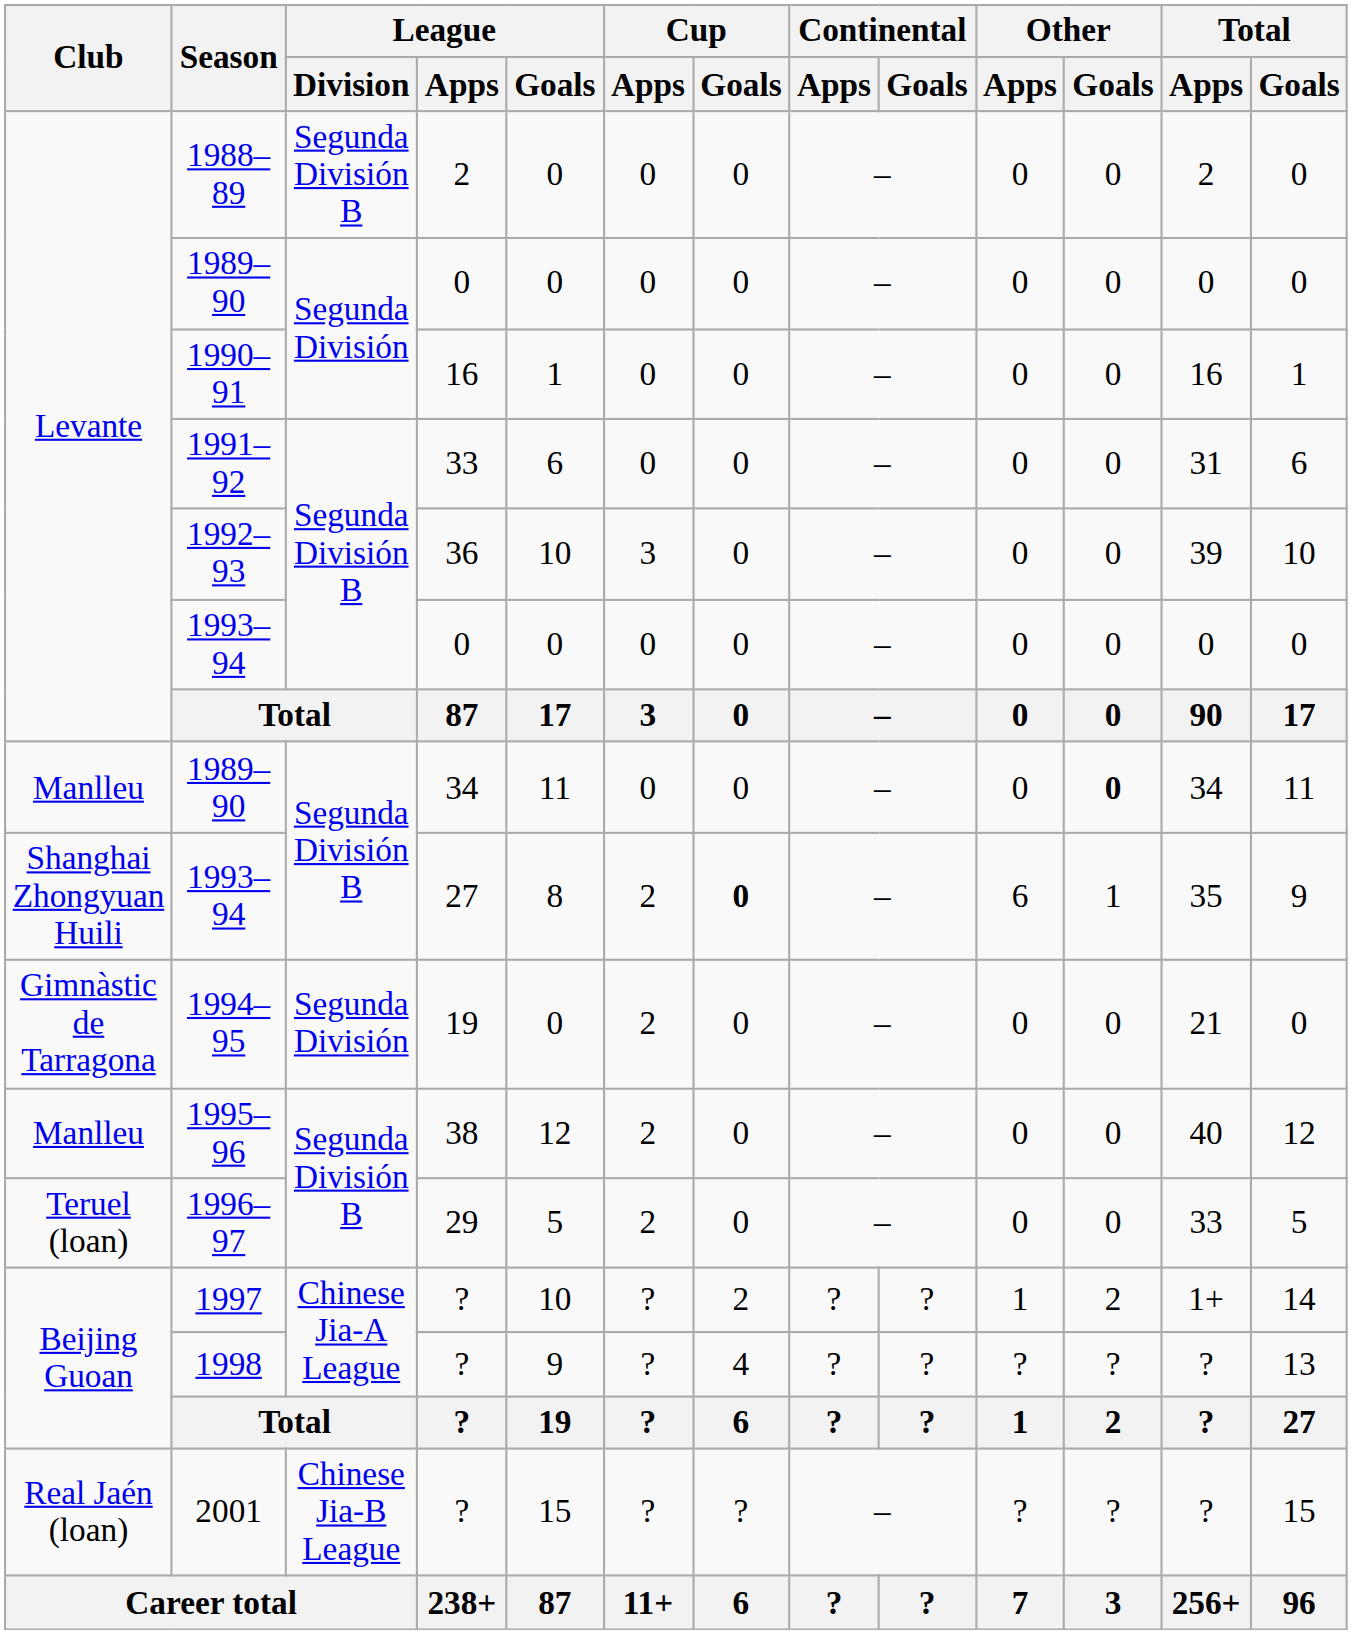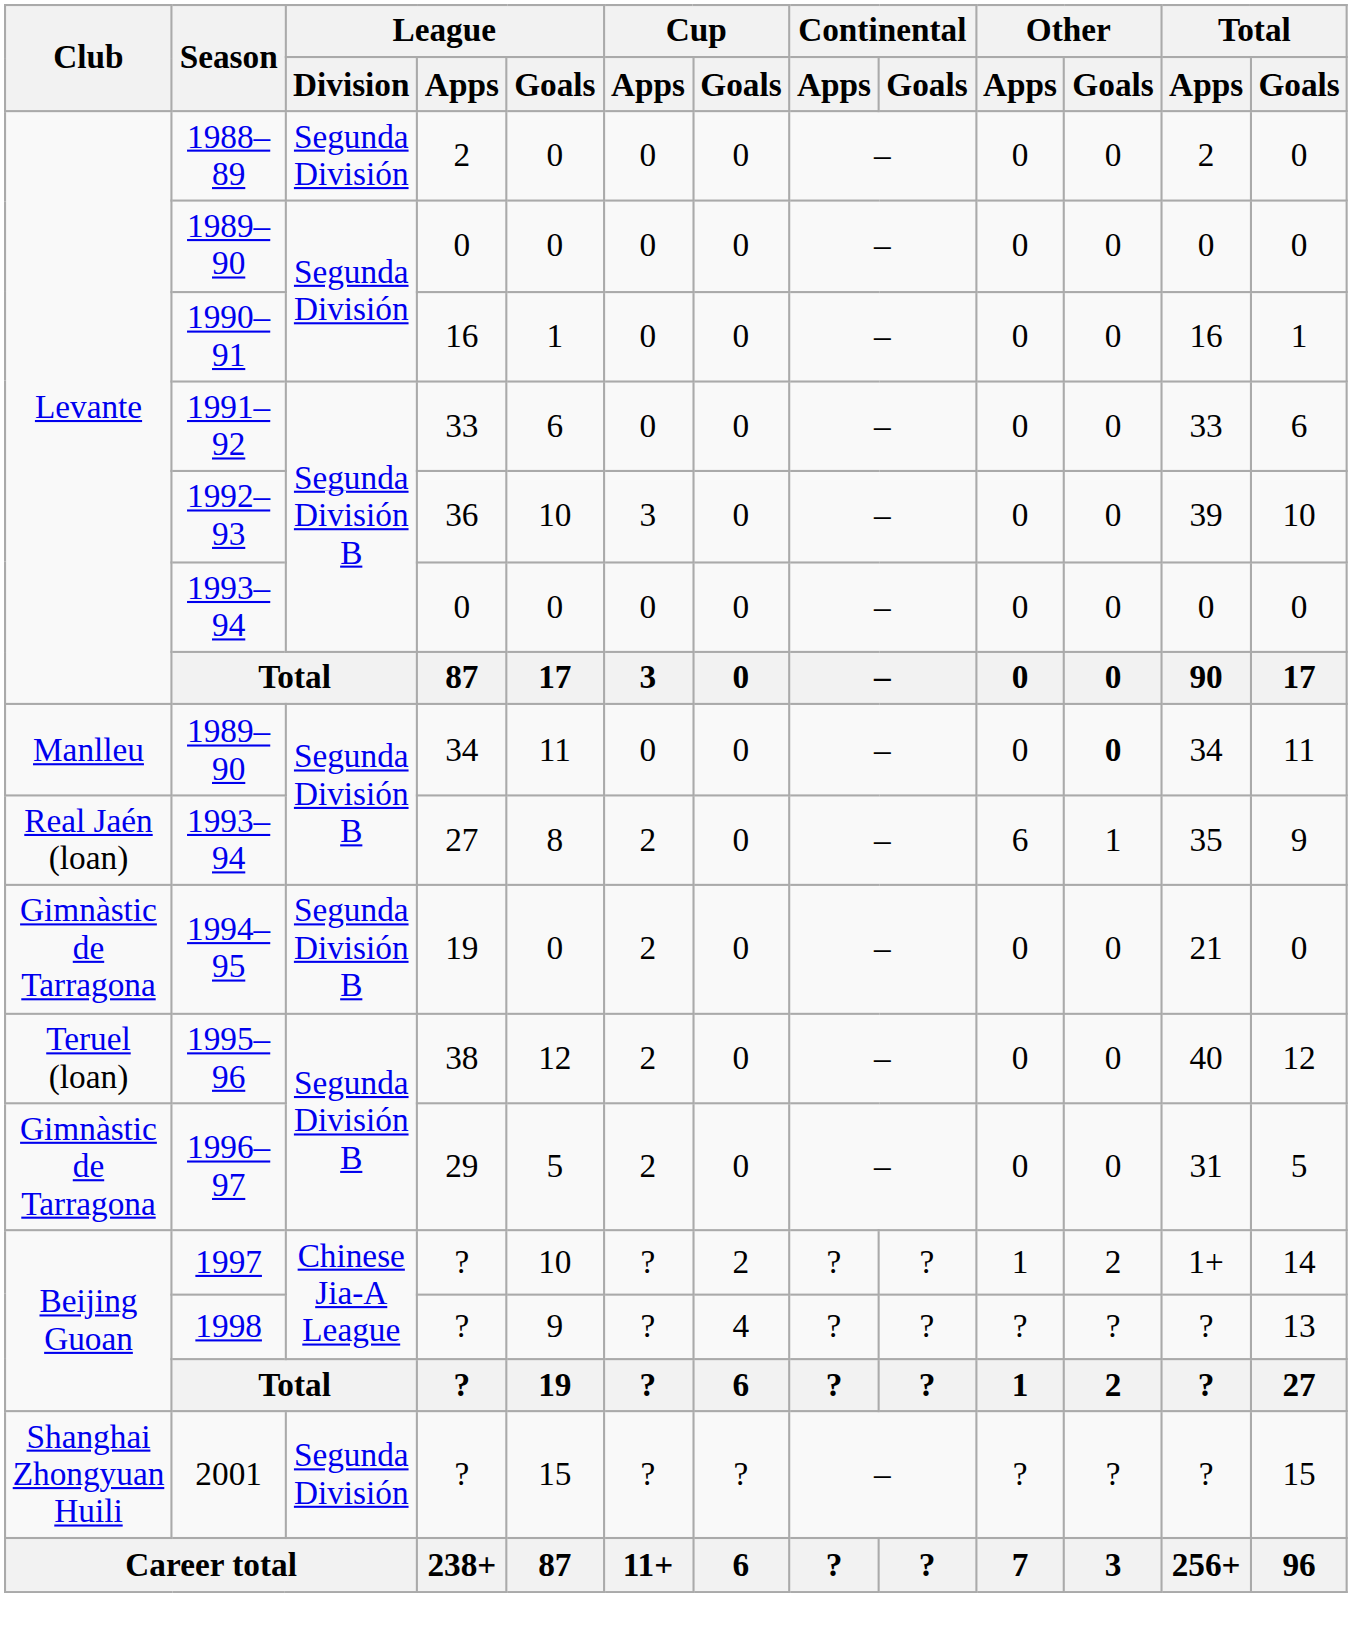(351, 173) Segunda División B -> (351, 155) Segunda División
(1206, 463) 31 -> (1206, 425) 33
(88, 895) Shanghai Zhongyuan Huili -> (88, 839) Real Jaén (loan)
(741, 895) bold -> (741, 839) normal
(351, 1023) Segunda División -> (351, 948) Segunda División B
(88, 1132) Manlleu -> (88, 1057) Teruel (loan)
(88, 1222) Teruel (loan) -> (88, 1166) Gimnàstic de Tarragona
(1206, 1222) 33 -> (1206, 1166) 31
(88, 1511) Real Jaén (loan) -> (88, 1474) Shanghai Zhongyuan Huili
(351, 1511) Chinese Jia-B League -> (351, 1474) Segunda División
